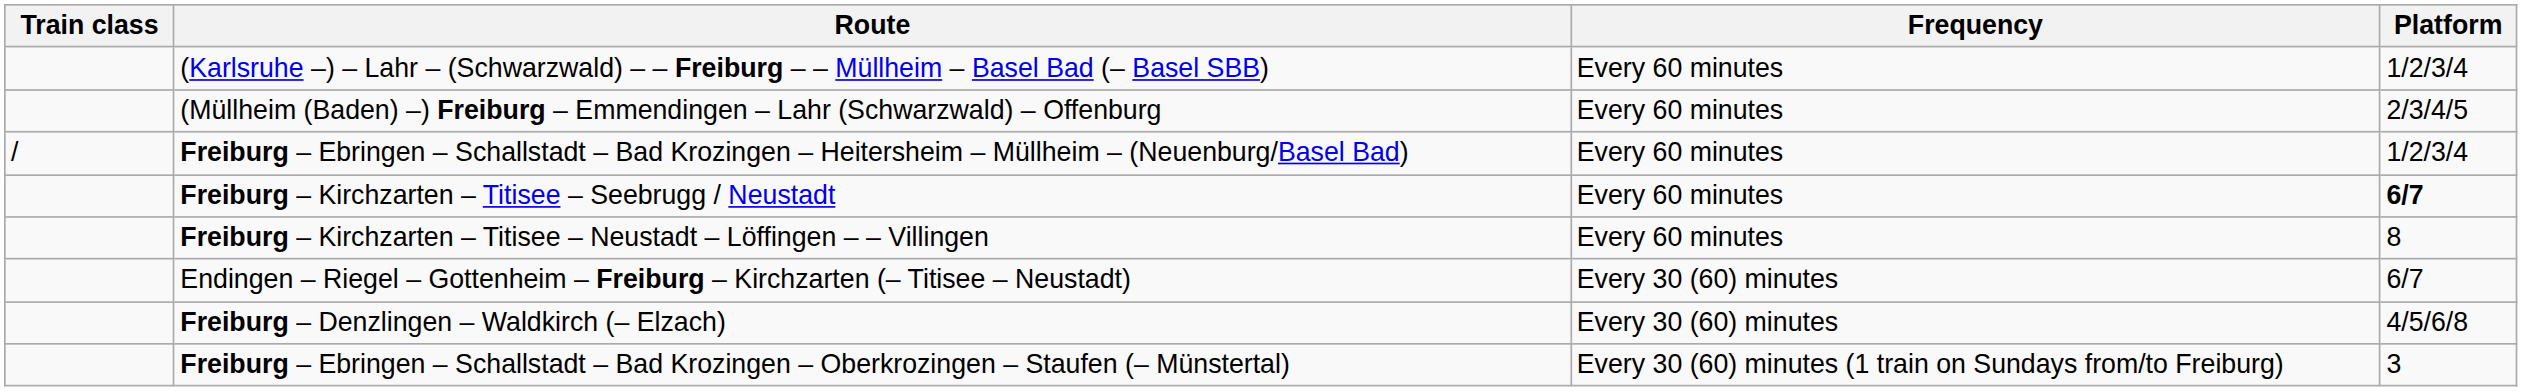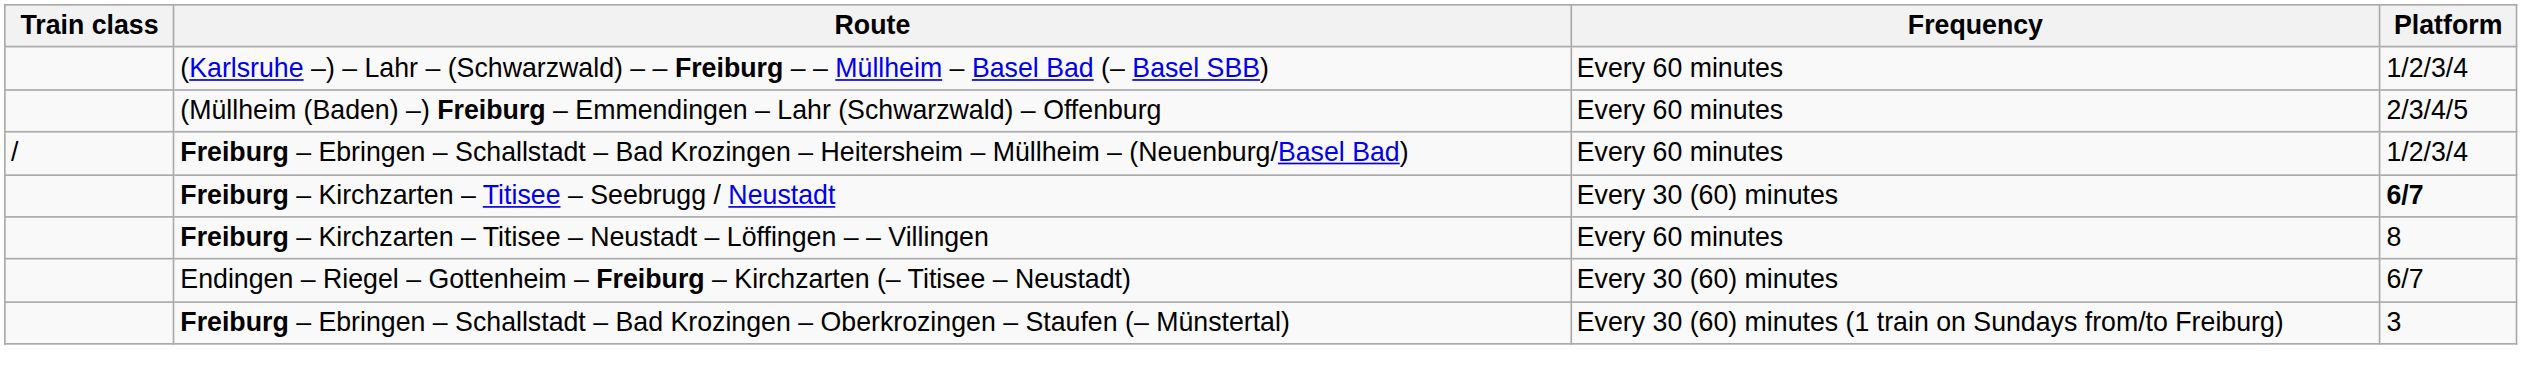(1680, 195) Every 60 minutes -> (1707, 195) Every 30 (60) minutes
- row: (453, 322)
